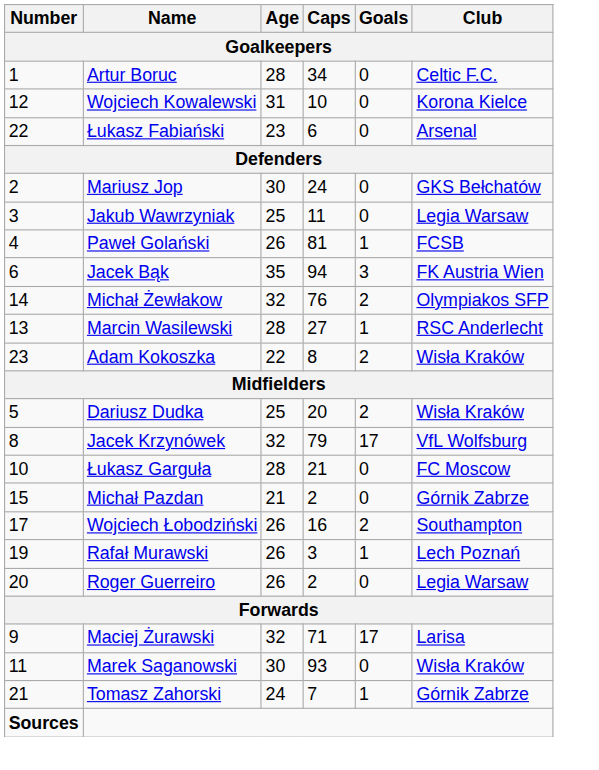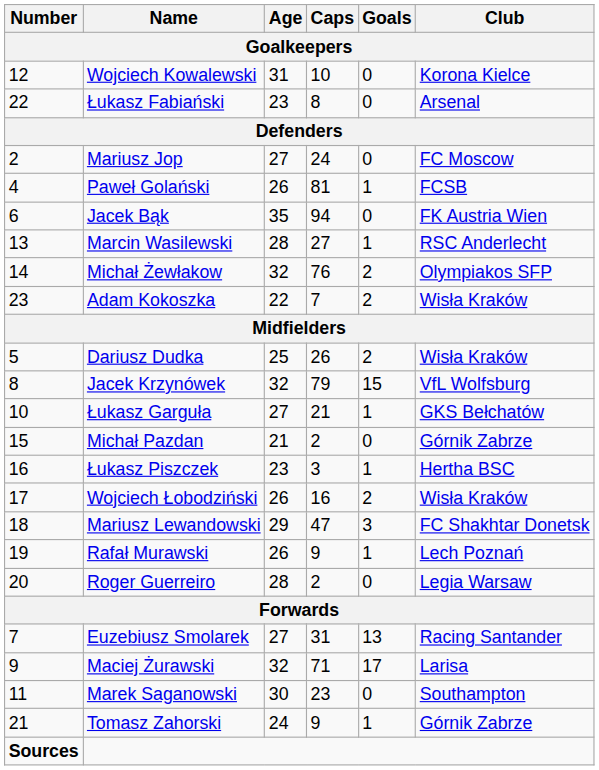- row: (132, 74)
(312, 131) 6 -> (316, 103) 8
(275, 187) 30 -> (279, 159) 27
(479, 187) GKS Bełchatów -> (467, 159) FC Moscow
- row: (161, 215)
(364, 272) 3 -> (367, 215) 0
rows swapped: (160, 328) <-> (155, 300)
(312, 356) 8 -> (316, 300) 7
(317, 412) 20 -> (320, 356) 26
(369, 441) 17 -> (372, 384) 15
(275, 469) 28 -> (279, 412) 27
(364, 469) 0 -> (367, 412) 1
(463, 469) FC Moscow -> (482, 412) GKS Bełchatów
+ row: (153, 469)
(469, 525) Southampton -> (474, 497) Wisła Kraków
+ row: (174, 525)
(312, 553) 3 -> (316, 553) 9
(275, 581) 26 -> (279, 581) 28
+ row: (168, 638)
(317, 666) 93 -> (320, 694) 23
(470, 666) Wisła Kraków -> (473, 694) Southampton
(312, 694) 7 -> (316, 722) 9
